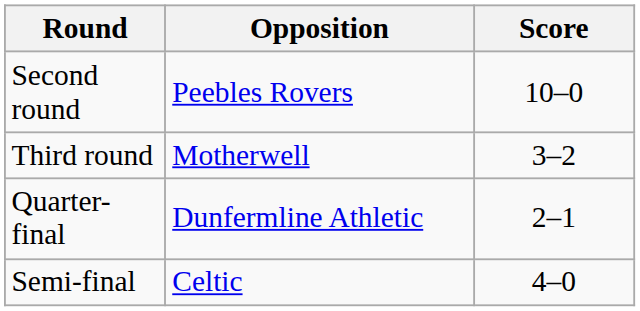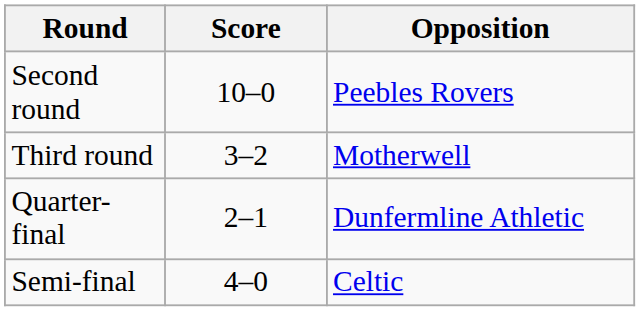columns swapped: (319, 28) <-> (554, 28)
